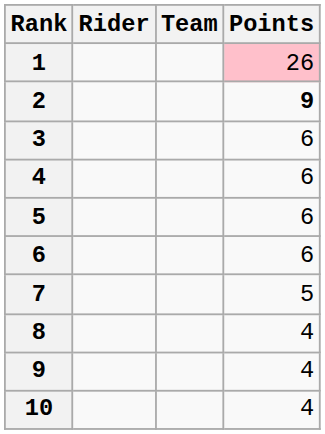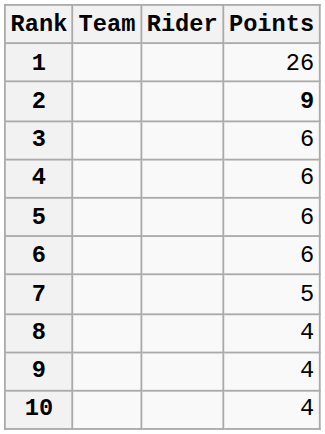columns swapped: (114, 24) <-> (189, 24)
(300, 63) pink background -> (300, 63) no background
